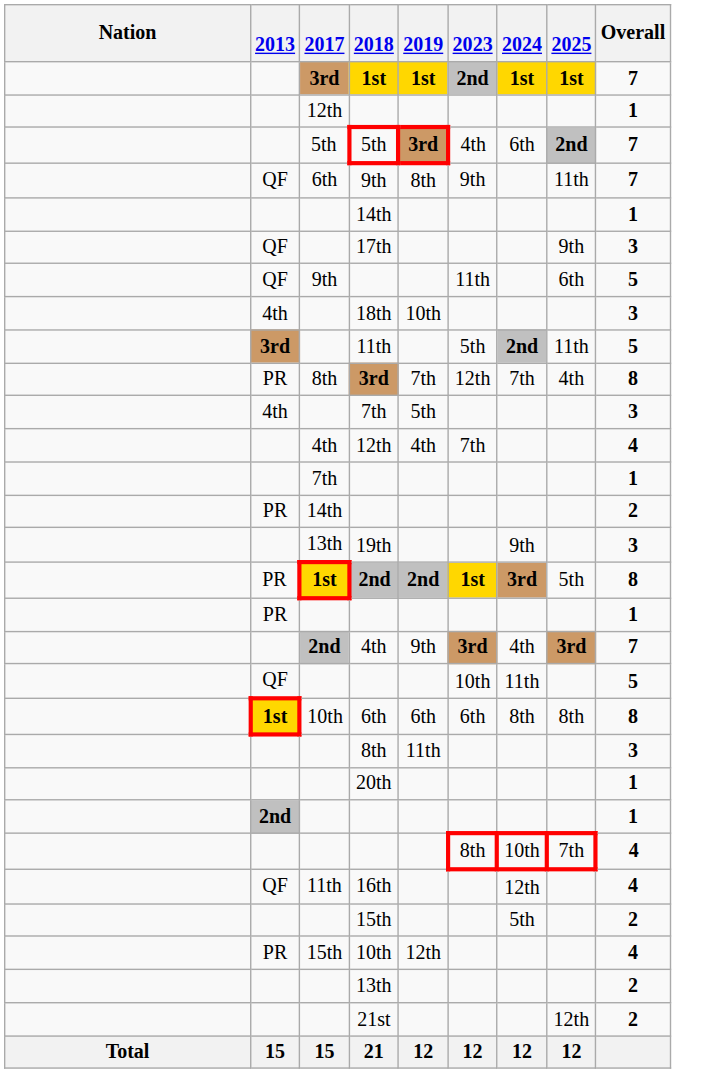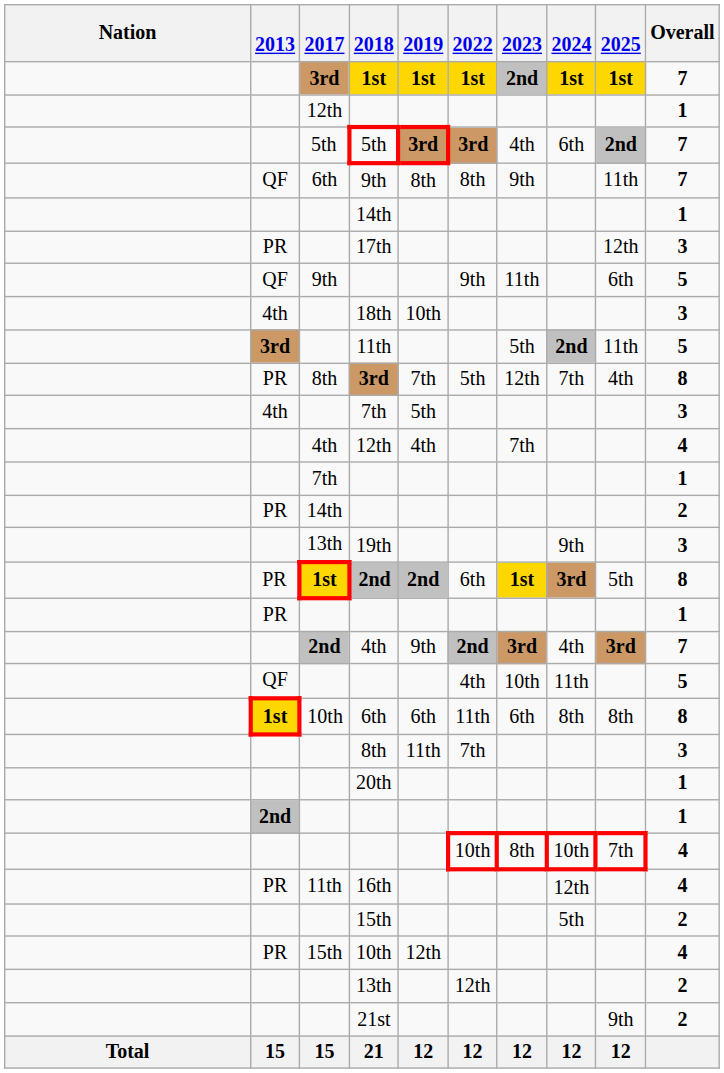+ column: (473, 45)
(275, 247) QF -> (275, 247) PR
(571, 247) 9th -> (621, 247) 12th
(275, 886) QF -> (275, 886) PR
(571, 1019) 12th -> (621, 1019) 9th
